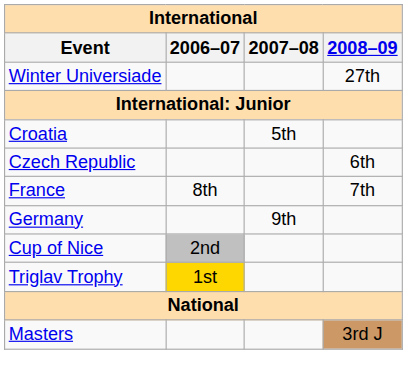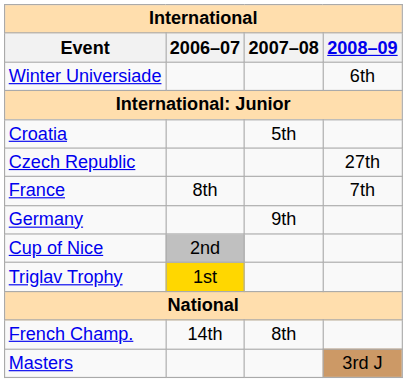(362, 76) 27th -> (362, 76) 6th
(362, 162) 6th -> (362, 162) 27th
+ row: (71, 334)
